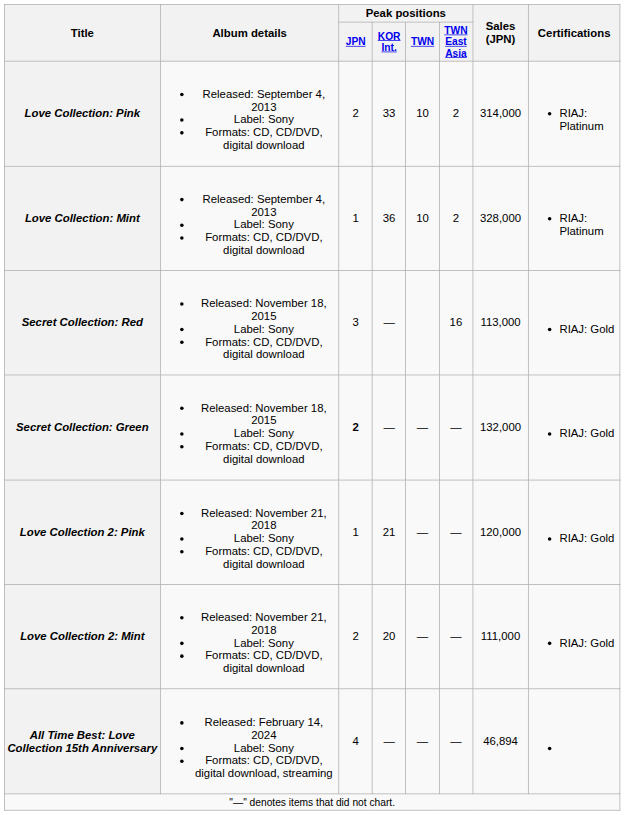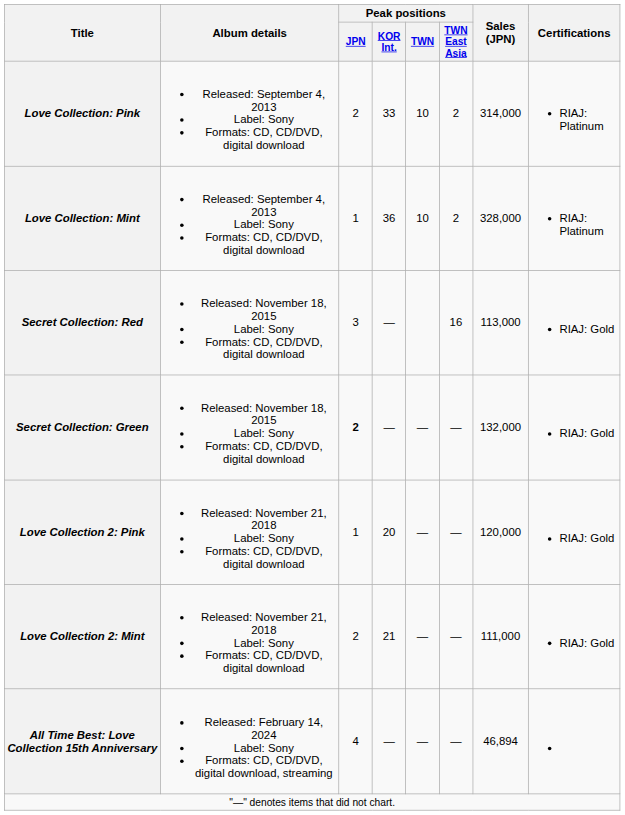(389, 532) 21 -> (389, 532) 20
(389, 636) 20 -> (389, 636) 21
